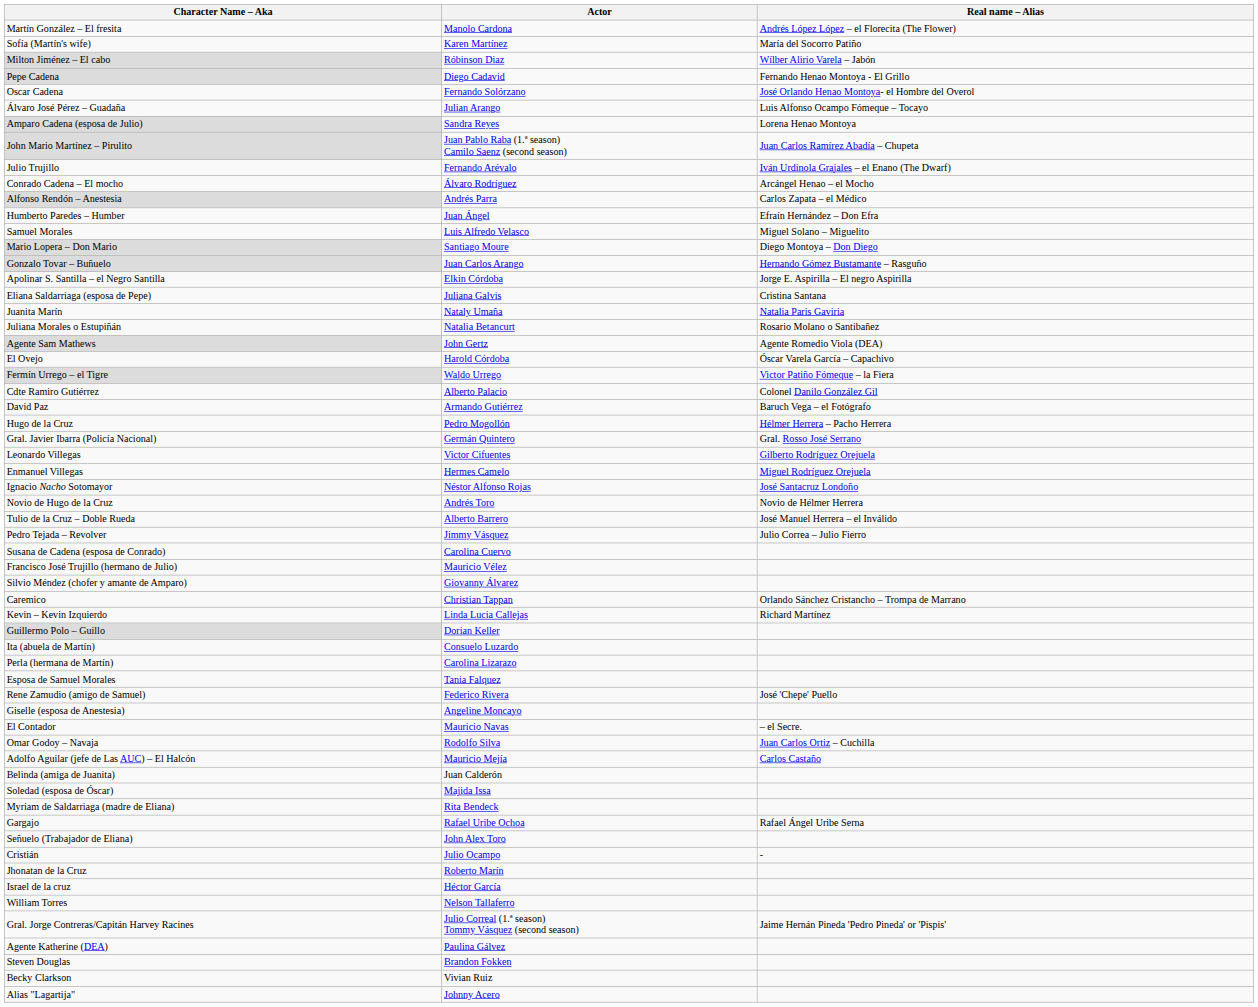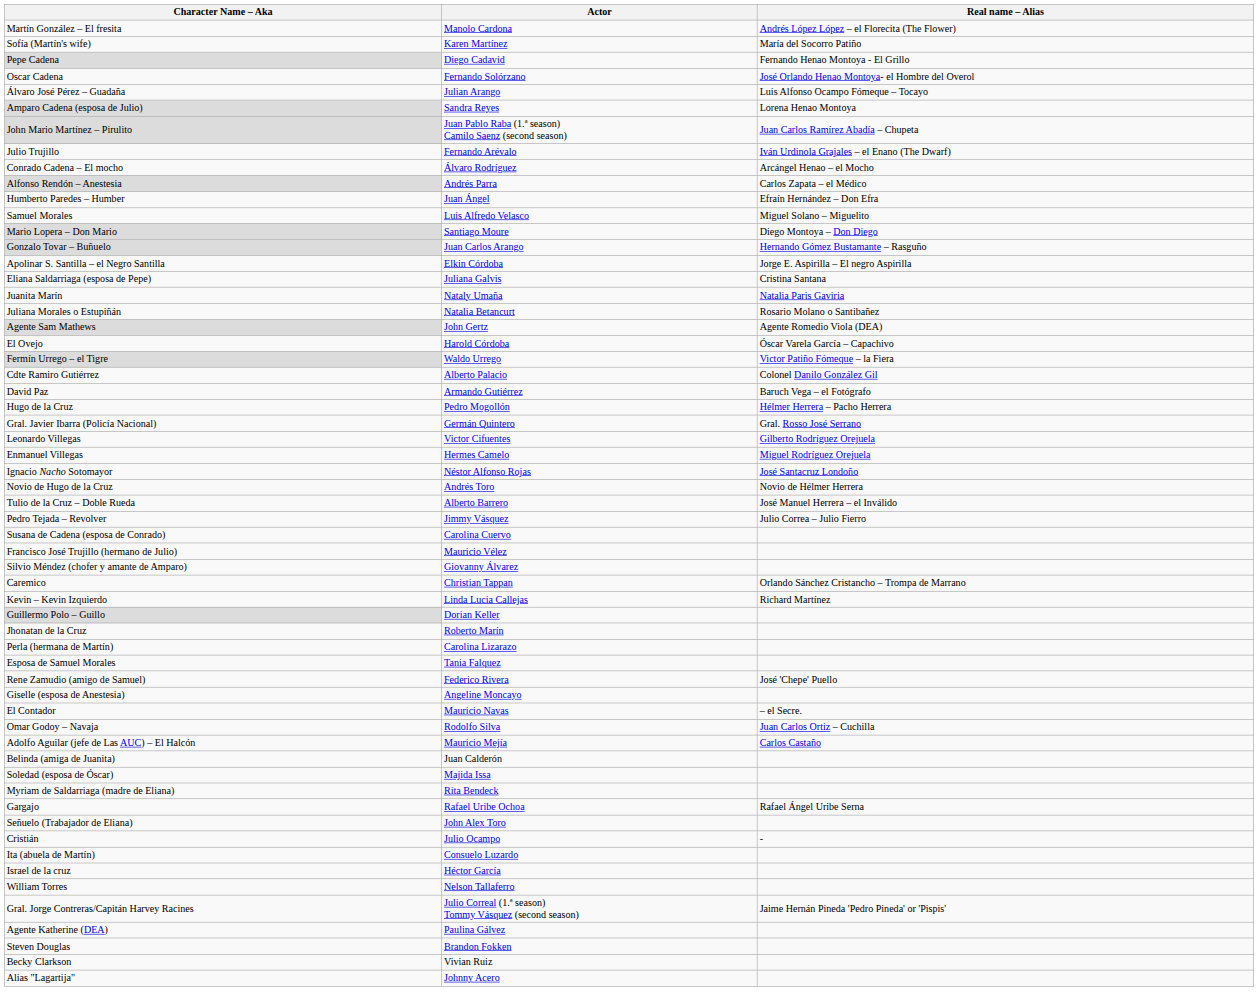- row: (58, 60)
rows swapped: (51, 647) <-> (47, 871)
